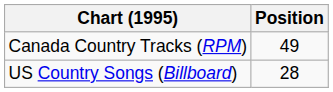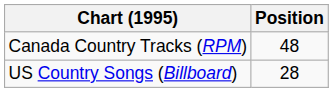(289, 45) 49 -> (289, 45) 48
